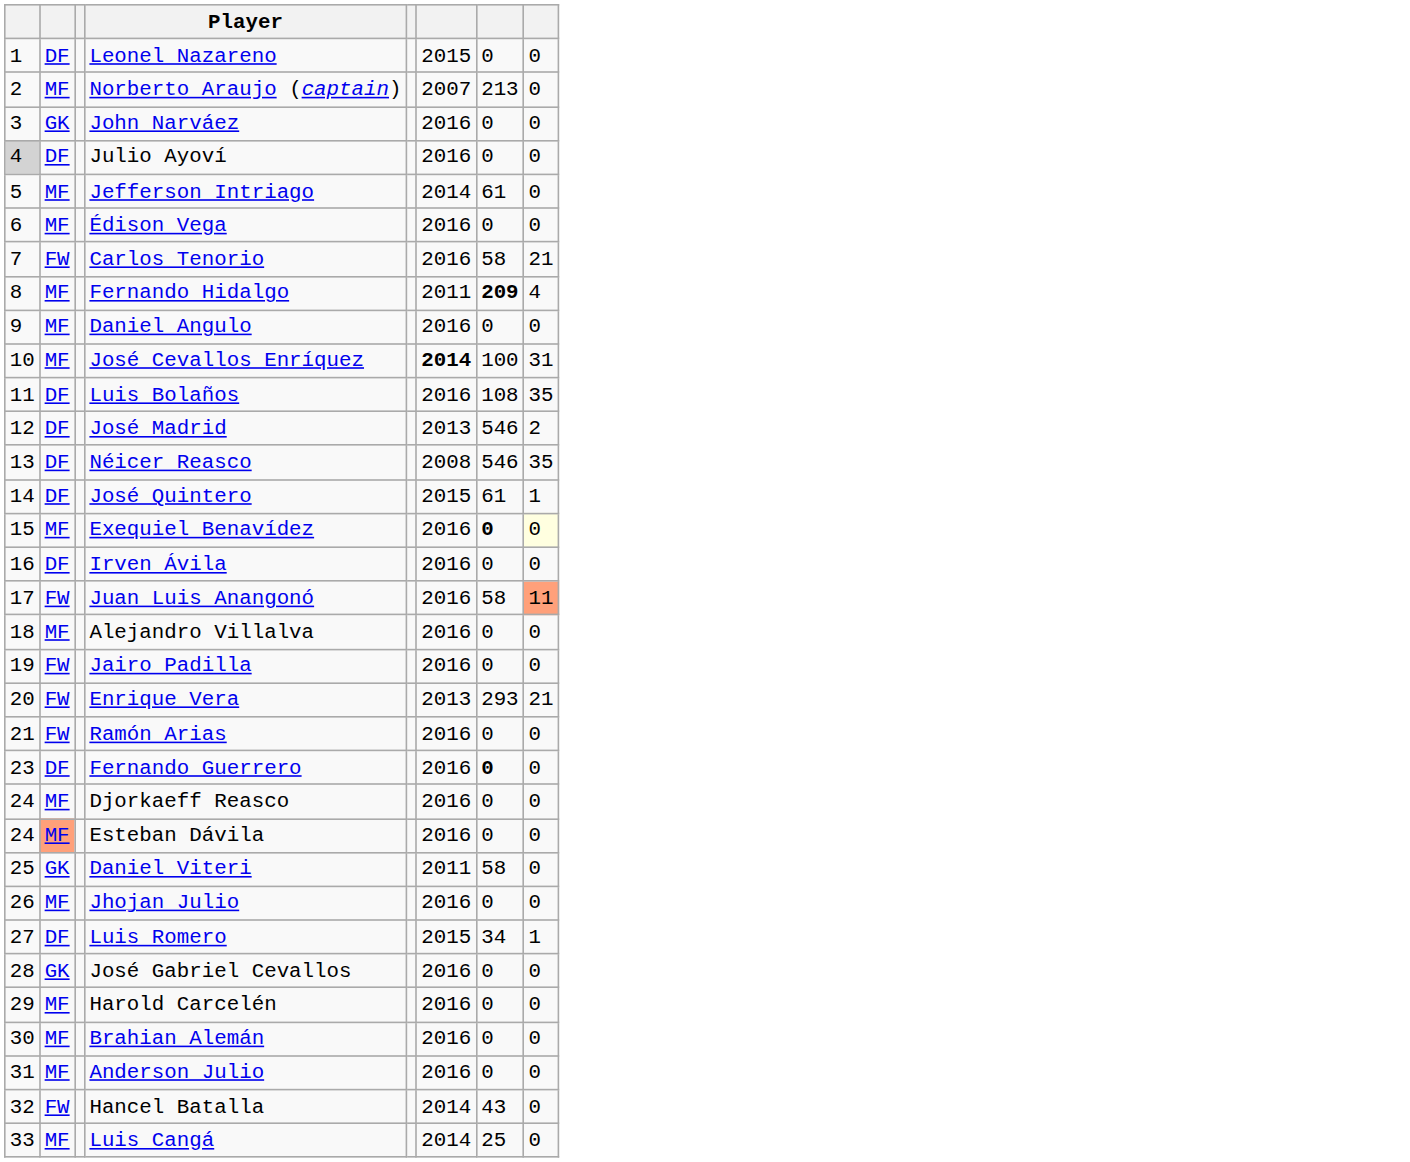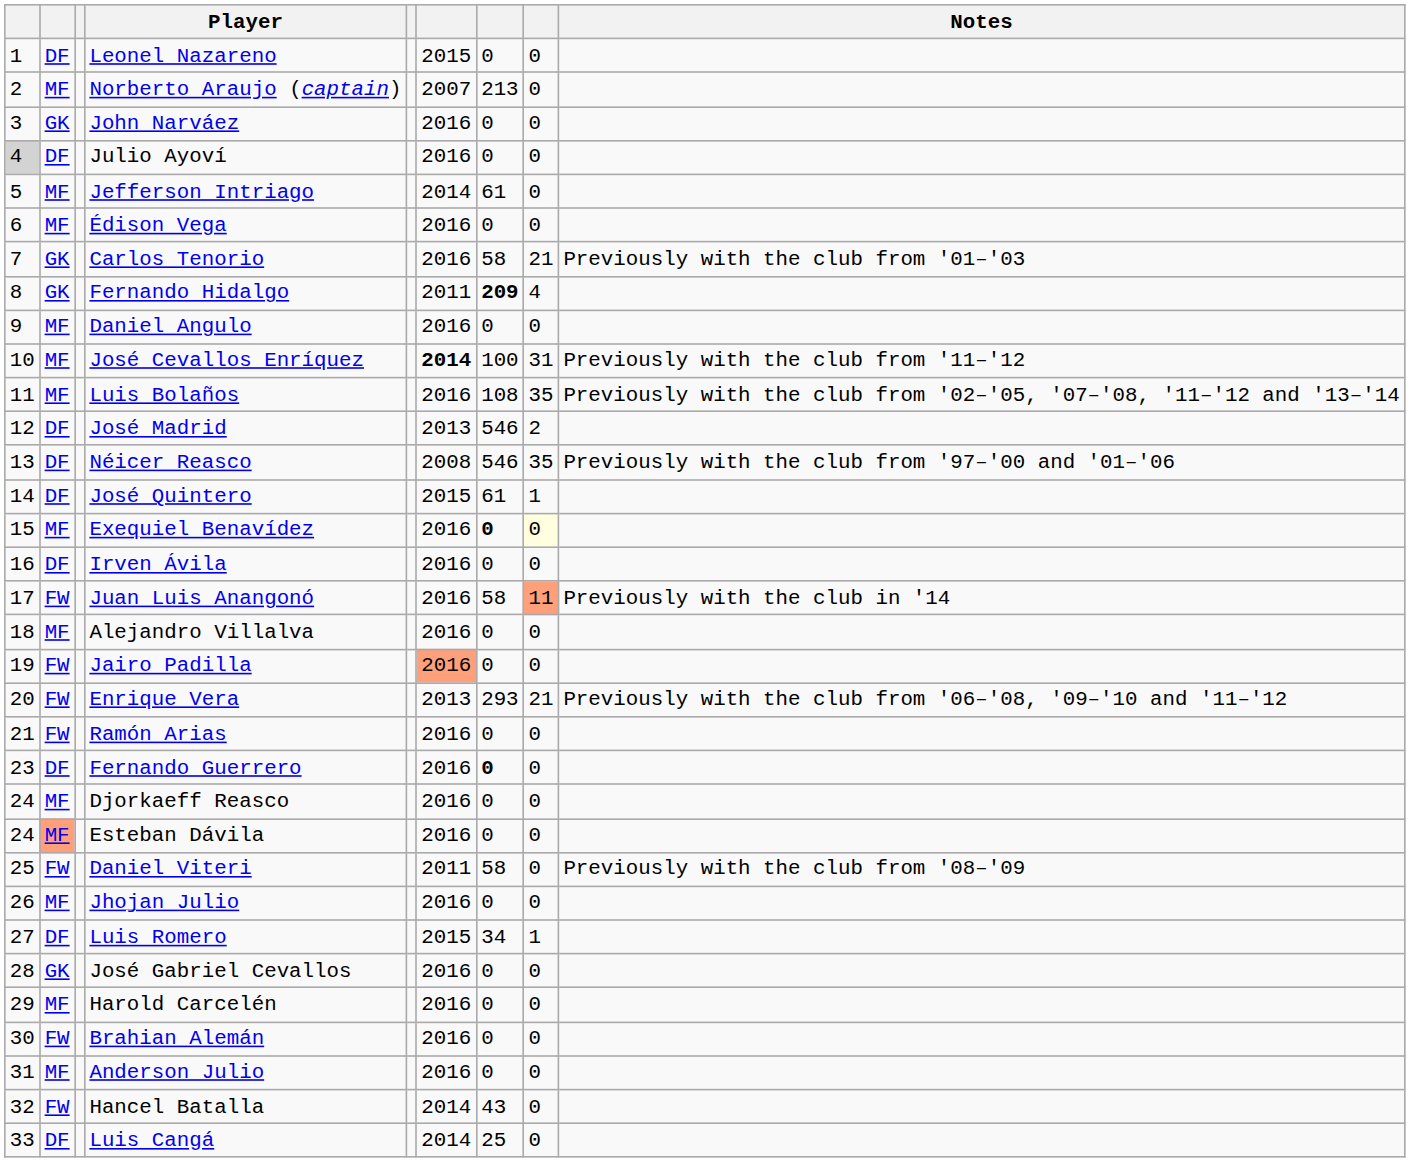+ column: (982, 22)
(57, 259) FW -> (57, 259) GK
(57, 293) MF -> (57, 293) GK
(57, 395) DF -> (57, 395) MF
(446, 666) no background -> (446, 666) lightsalmon background
(57, 869) GK -> (57, 869) FW
(57, 1039) MF -> (57, 1039) FW
(57, 1140) MF -> (57, 1140) DF
